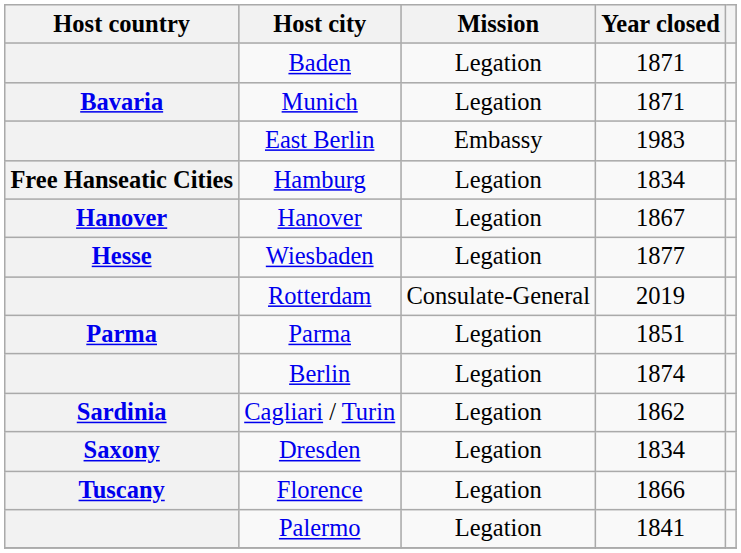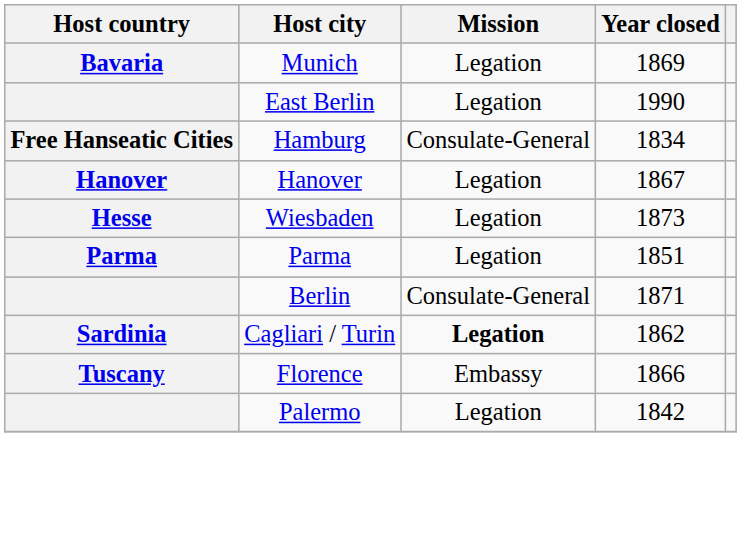- row: (320, 62)
(661, 101) 1871 -> (661, 62) 1869
(498, 140) Embassy -> (498, 101) Legation
(661, 140) 1983 -> (661, 101) 1990
(498, 179) Legation -> (498, 140) Consulate-General
(661, 256) 1877 -> (661, 218) 1873
- row: (320, 295)
(498, 373) Legation -> (498, 295) Consulate-General
(661, 373) 1874 -> (661, 295) 1871
(498, 412) normal -> (498, 334) bold
- row: (320, 450)
(498, 489) Legation -> (498, 373) Embassy
(661, 528) 1841 -> (661, 412) 1842
